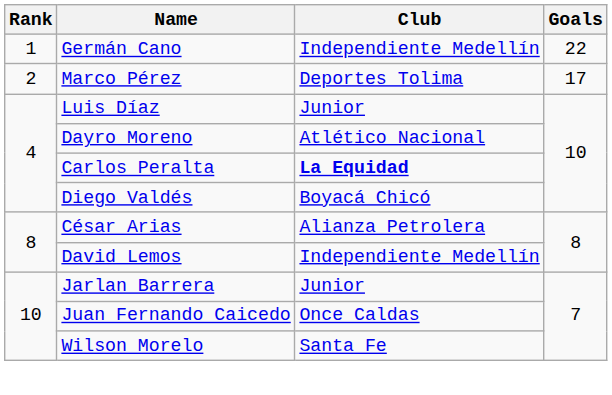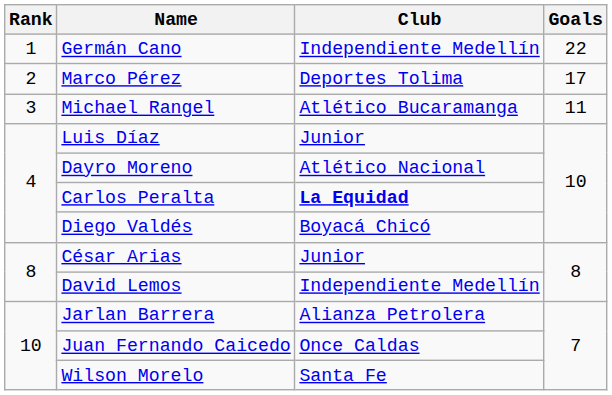+ row: (138, 109)
(392, 227) Alianza Petrolera -> (332, 257) Junior
(332, 286) Junior -> (392, 316) Alianza Petrolera
